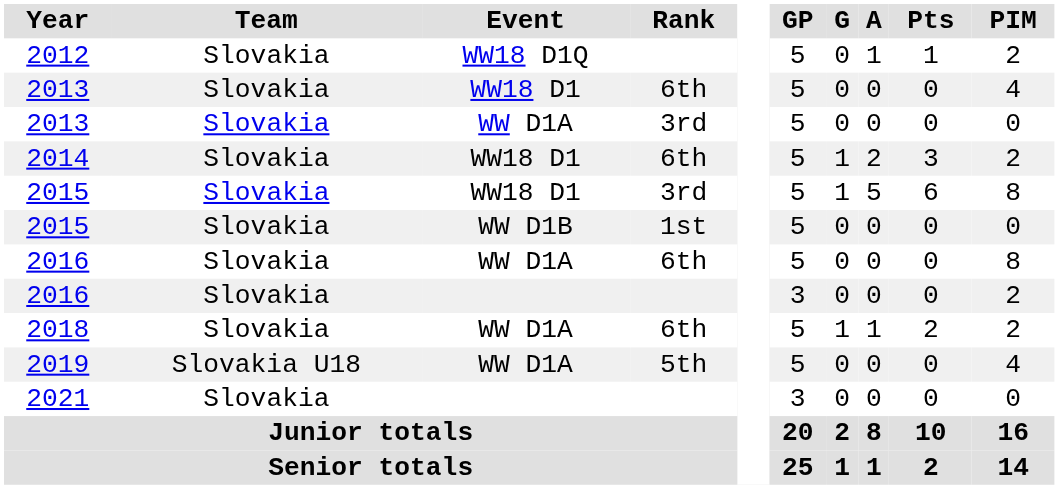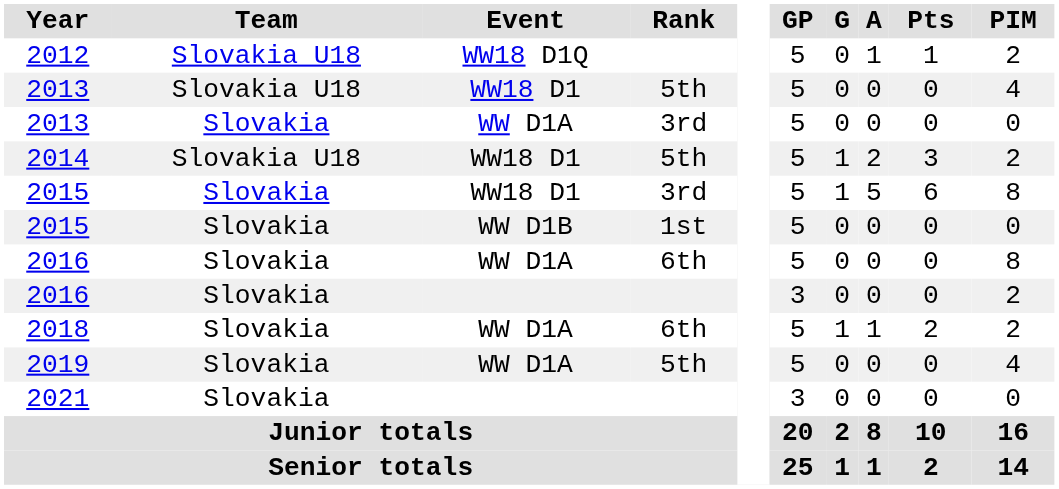(266, 56) Slovakia -> (266, 56) Slovakia U18
(266, 90) Slovakia -> (266, 90) Slovakia U18
(684, 90) 6th -> (684, 90) 5th
(266, 159) Slovakia -> (266, 159) Slovakia U18
(684, 159) 6th -> (684, 159) 5th
(266, 365) Slovakia U18 -> (266, 365) Slovakia
